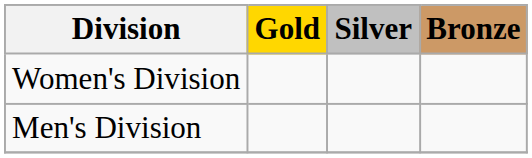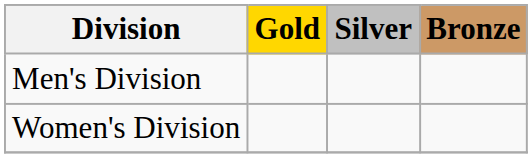rows swapped: (107, 127) <-> (126, 78)
